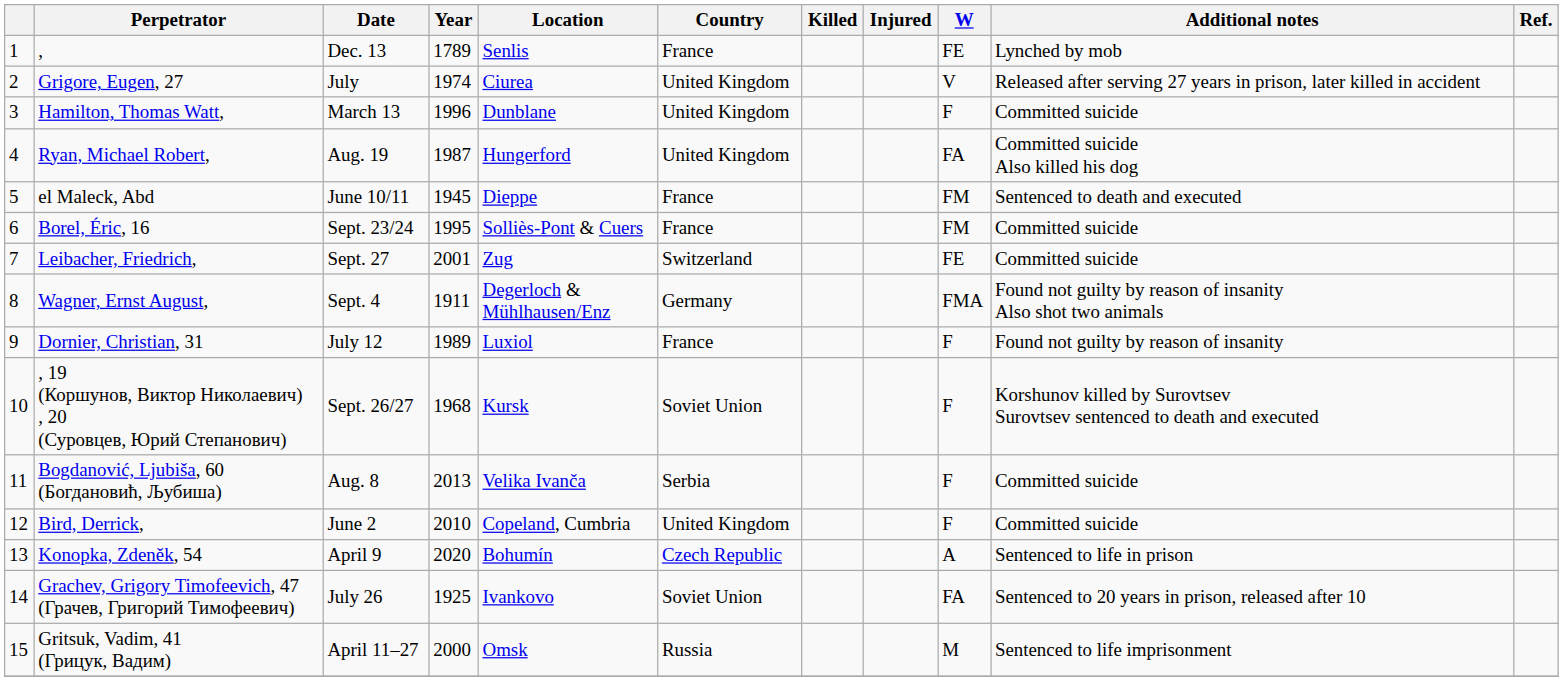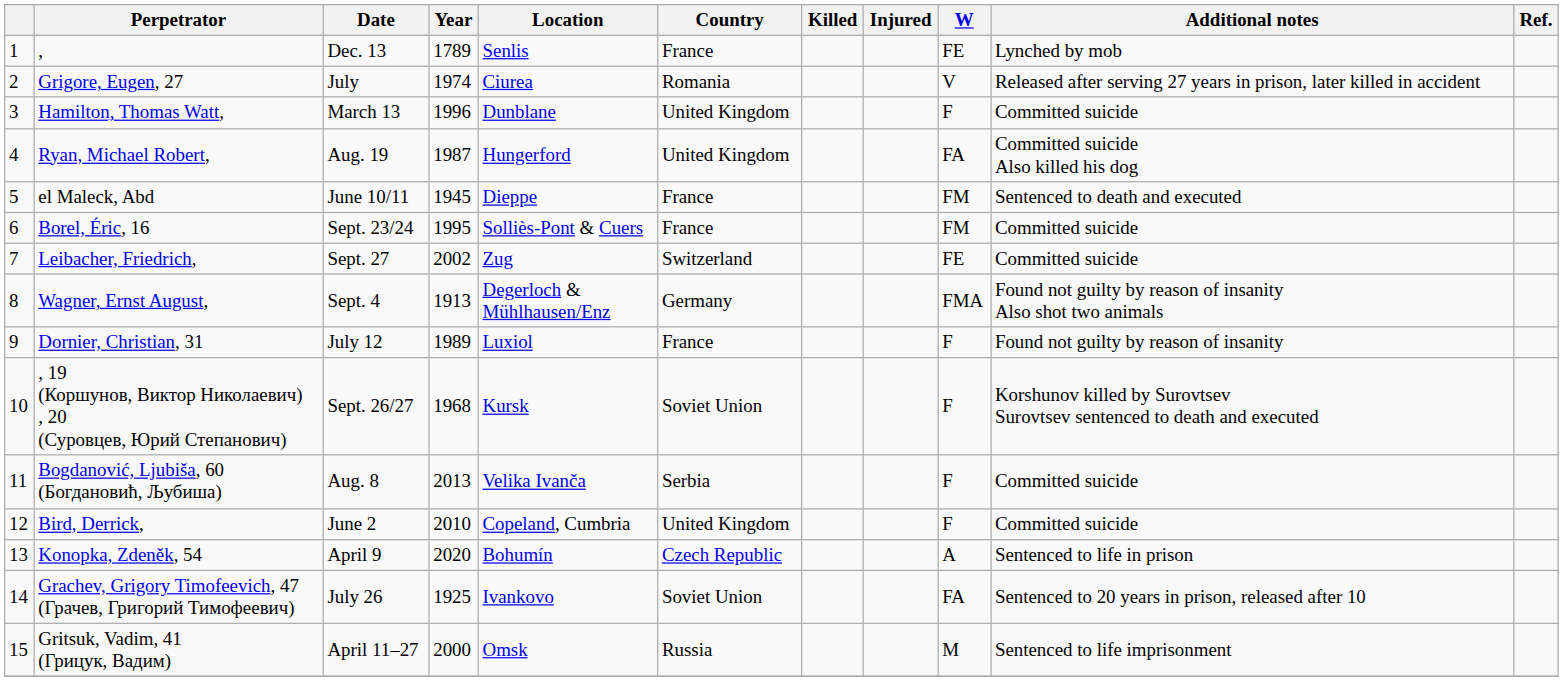(726, 82) United Kingdom -> (696, 82) Romania
(452, 258) 2001 -> (452, 258) 2002
(452, 300) 1911 -> (452, 300) 1913
